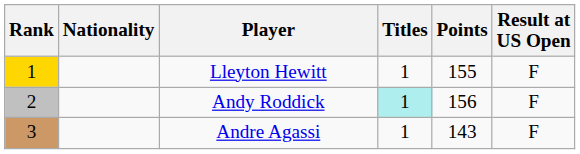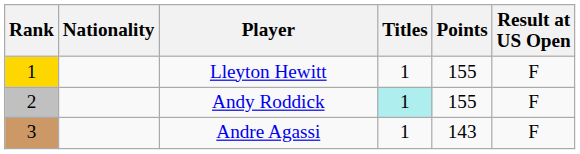(462, 102) 156 -> (462, 102) 155
